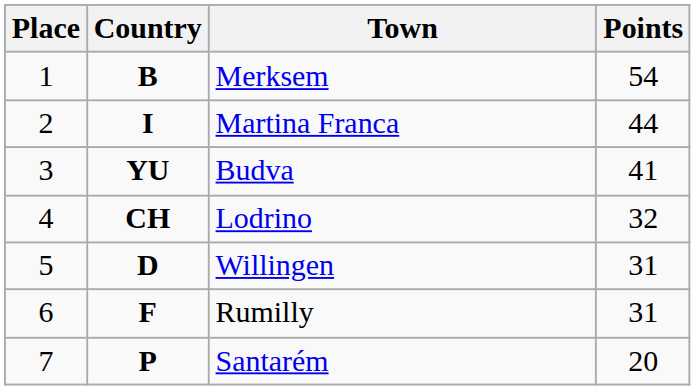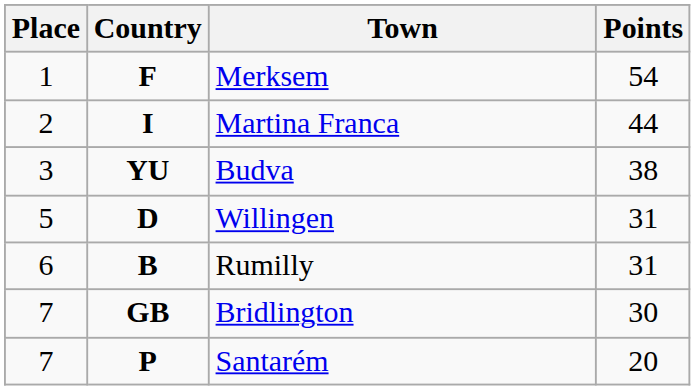(148, 75) B -> (148, 75) F
(643, 170) 41 -> (643, 170) 38
- row: (264, 218)
(148, 312) F -> (148, 265) B
+ row: (285, 312)
